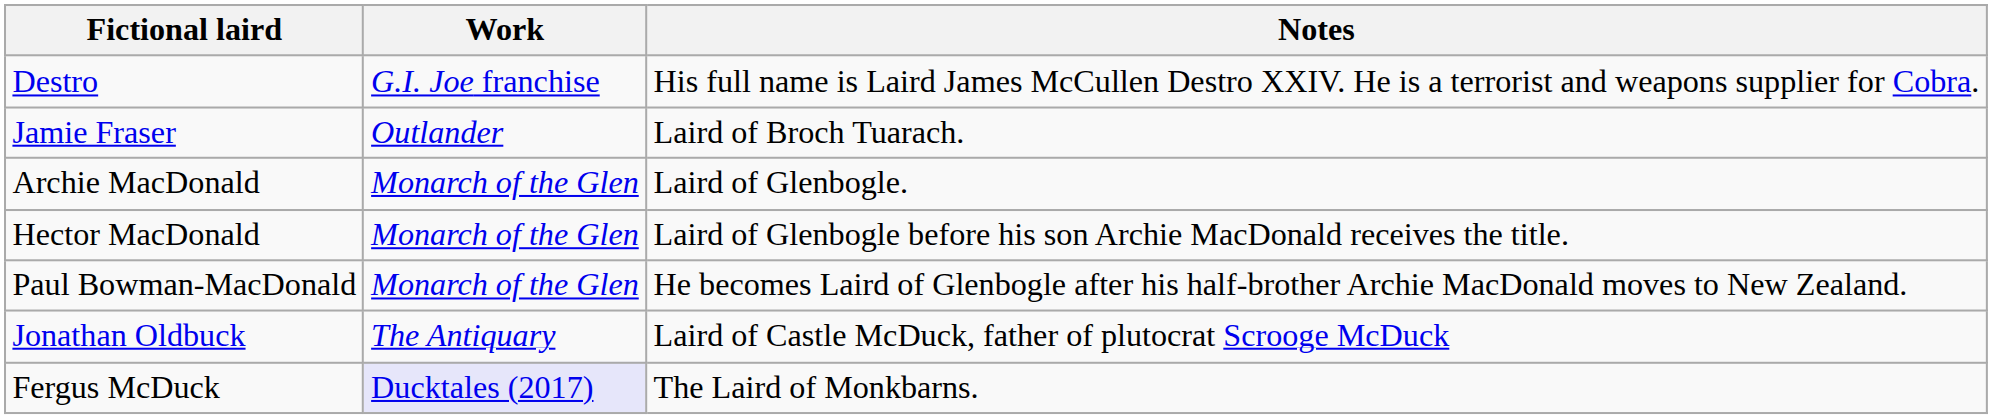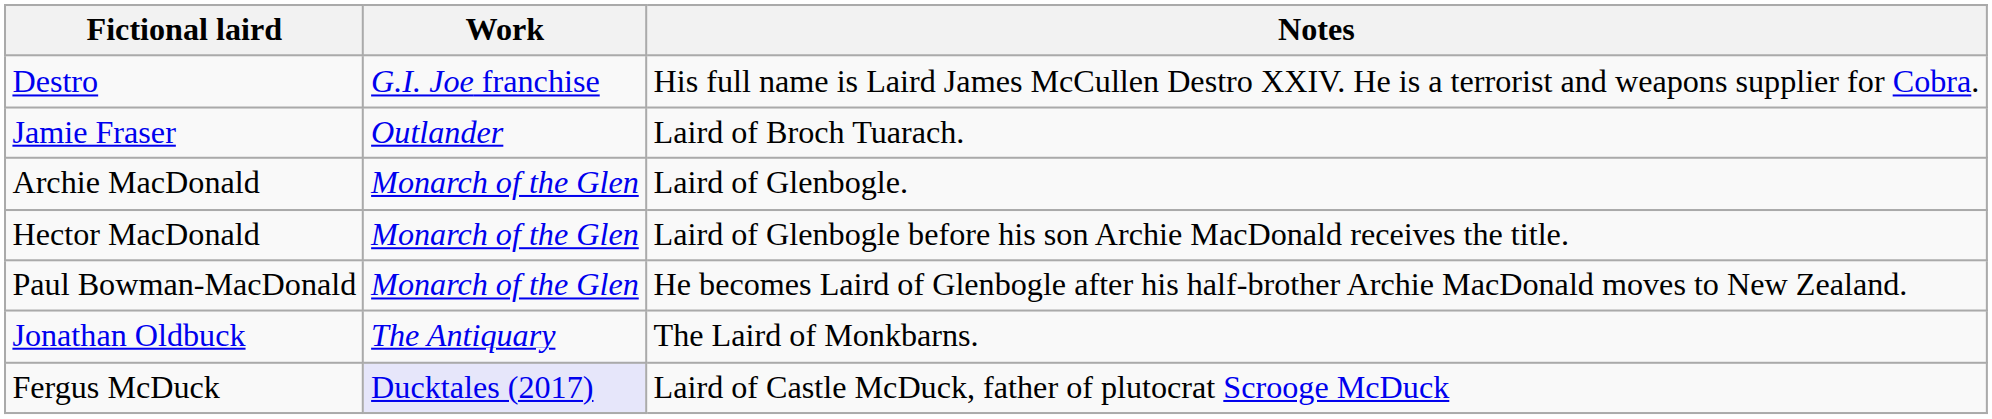(1051, 336) Laird of Castle McDuck, father of plutocrat Scrooge McDuck -> (816, 336) The Laird of Monkbarns.
(816, 387) The Laird of Monkbarns. -> (1051, 387) Laird of Castle McDuck, father of plutocrat Scrooge McDuck
